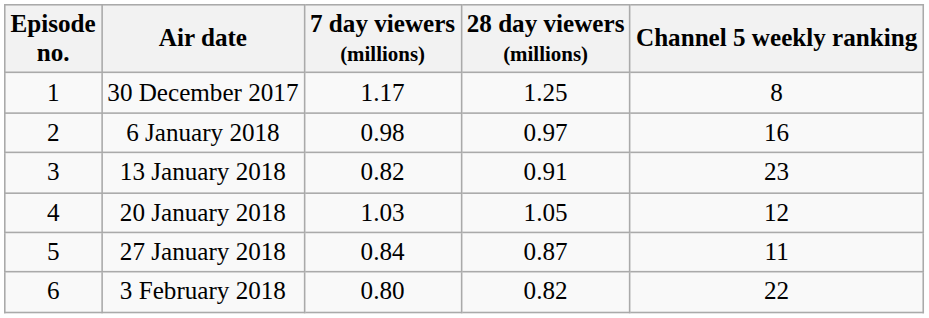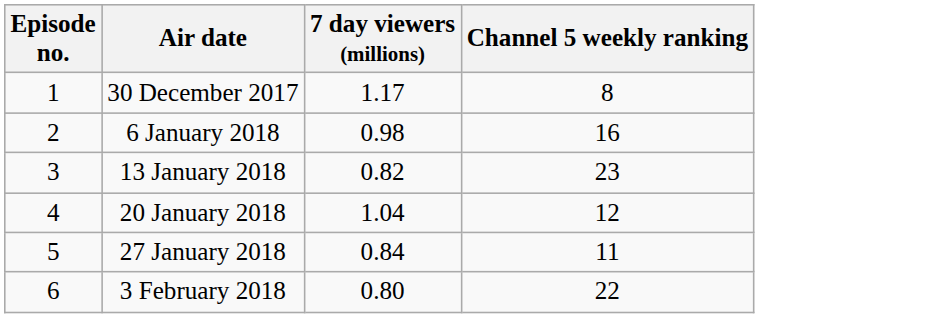- column: (546, 38)
(383, 212) 1.03 -> (383, 212) 1.04
